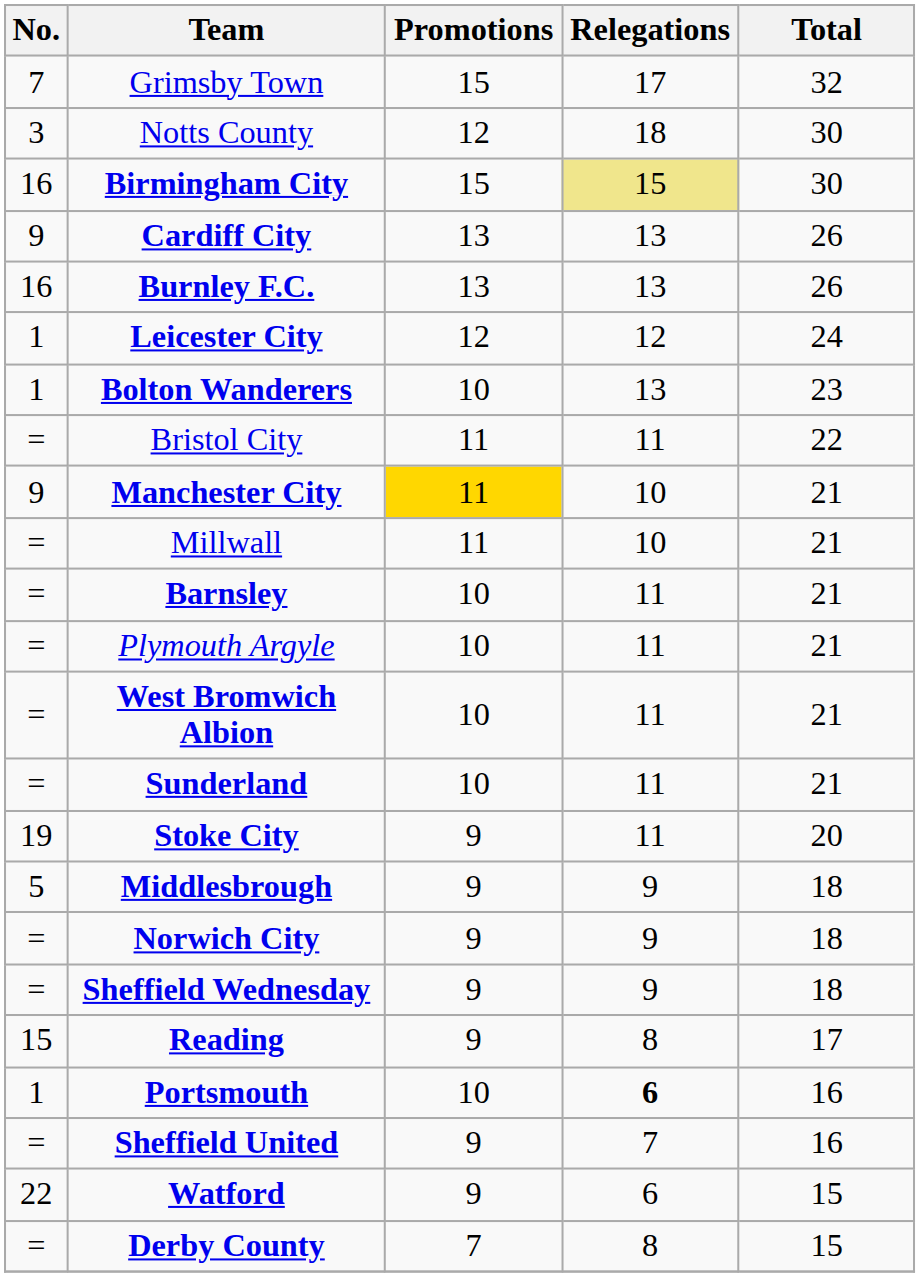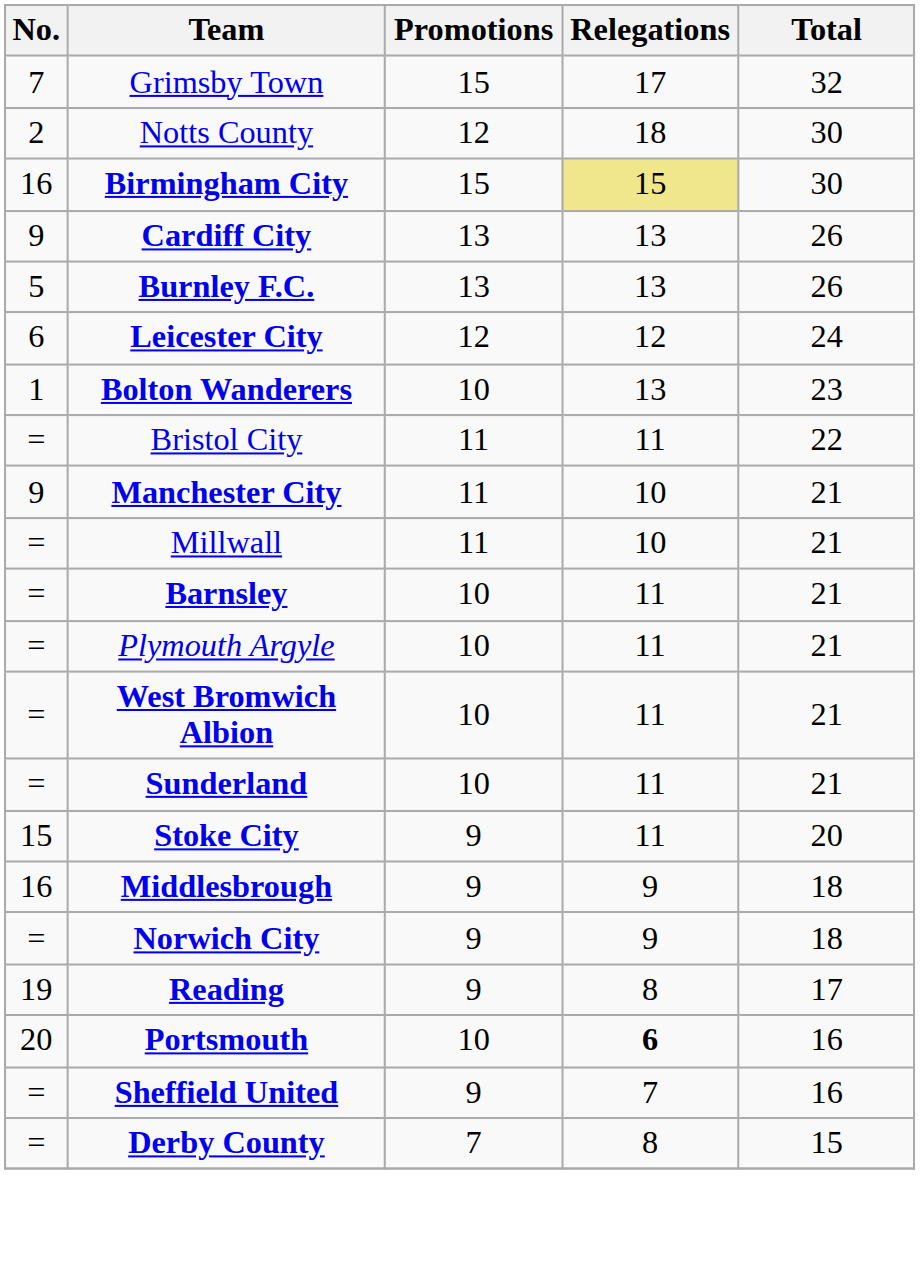(36, 132) 3 -> (36, 132) 2
(36, 286) 16 -> (36, 286) 5
(36, 337) 1 -> (36, 337) 6
(474, 491) gold background -> (474, 491) no background
(36, 835) 19 -> (36, 835) 15
(36, 886) 5 -> (36, 886) 16
- row: (226, 989)
(36, 1040) 15 -> (36, 989) 19
(36, 1091) 1 -> (36, 1040) 20
- row: (226, 1194)
